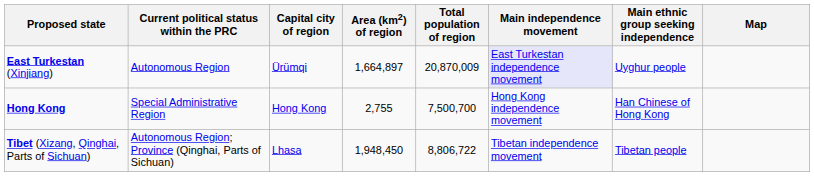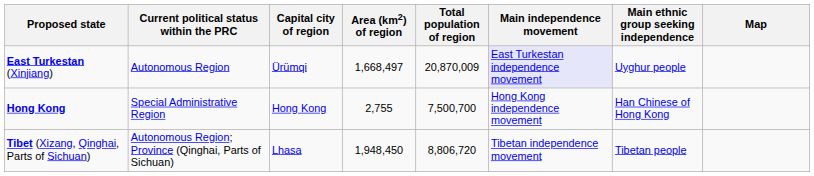(379, 67) 1,664,897 -> (379, 67) 1,668,497
(452, 150) 8,806,722 -> (452, 150) 8,806,720
